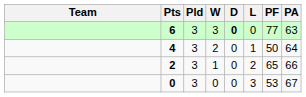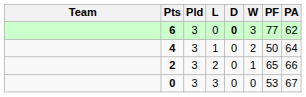columns swapped: (215, 13) <-> (253, 13)
(291, 30) 63 -> (291, 30) 62
